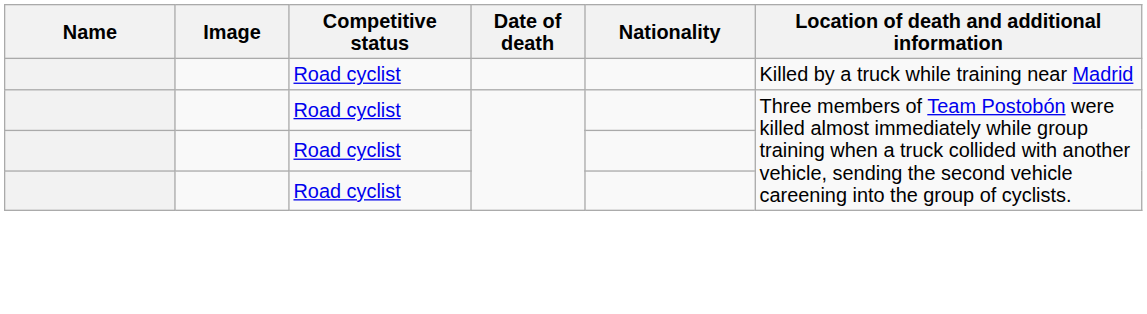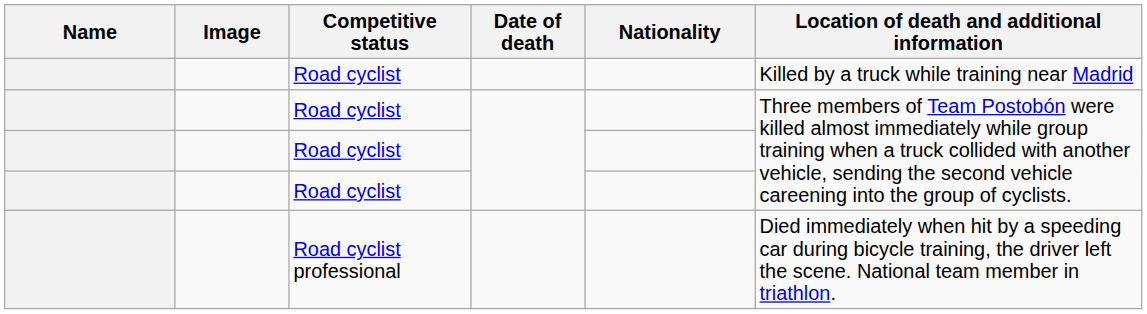+ row: (90, 260)
